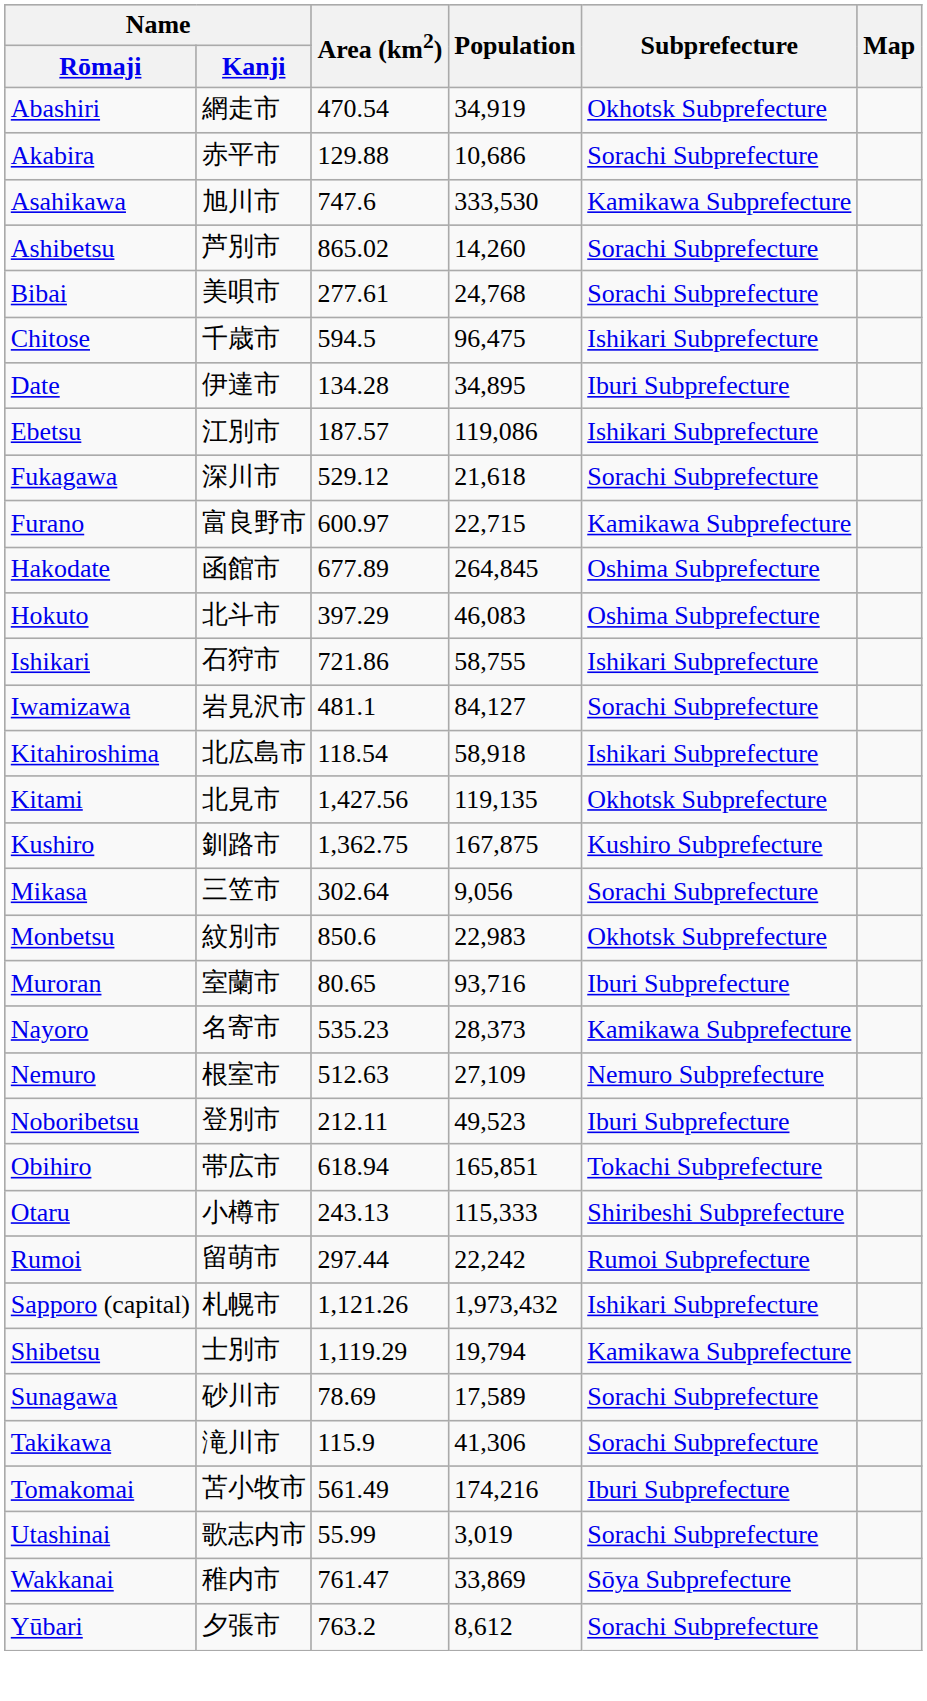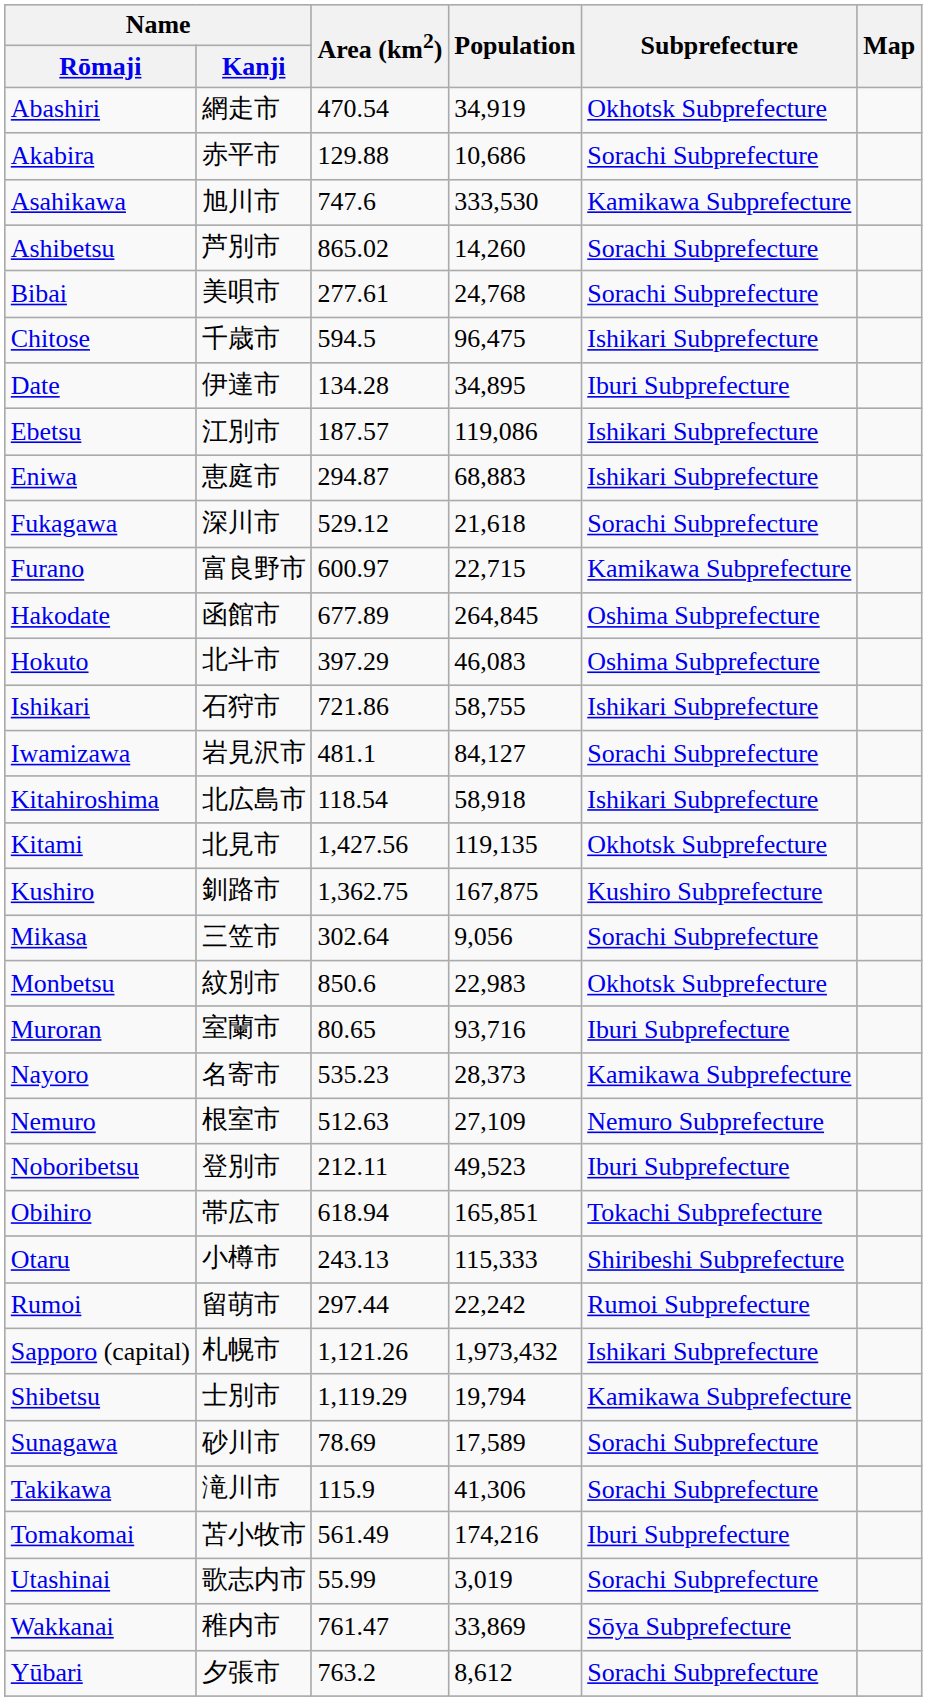+ row: (44, 477)
